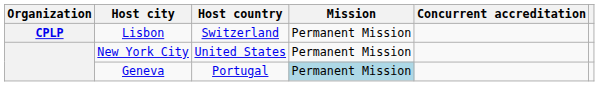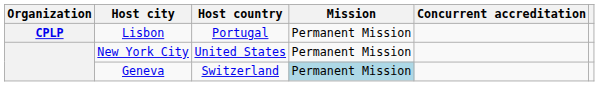(240, 33) Switzerland -> (240, 33) Portugal
(240, 71) Portugal -> (240, 71) Switzerland
